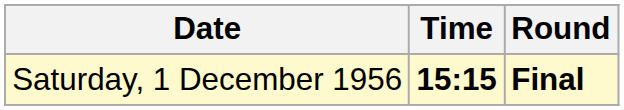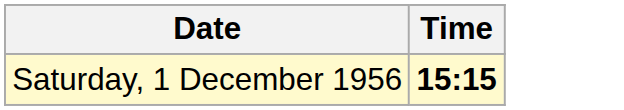- column: (561, 29)
